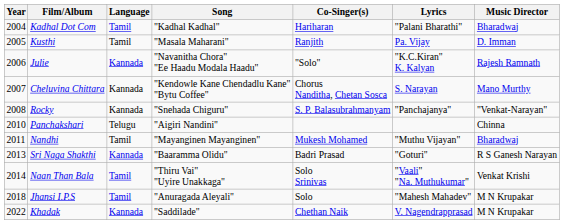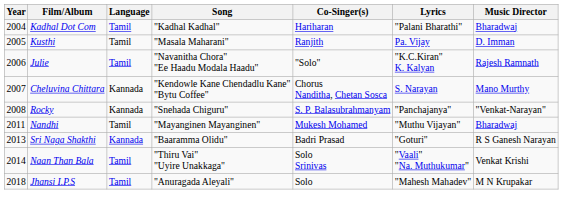(126, 63) Kannada -> (120, 63) Tamil
- row: (57, 125)
- row: (45, 211)
